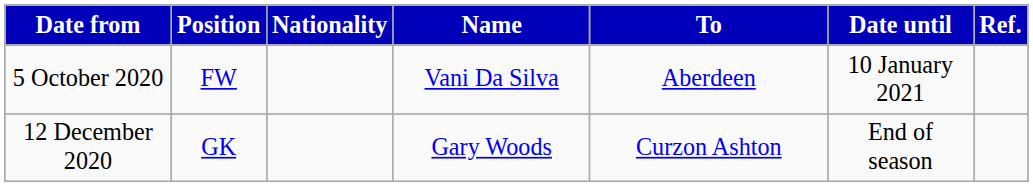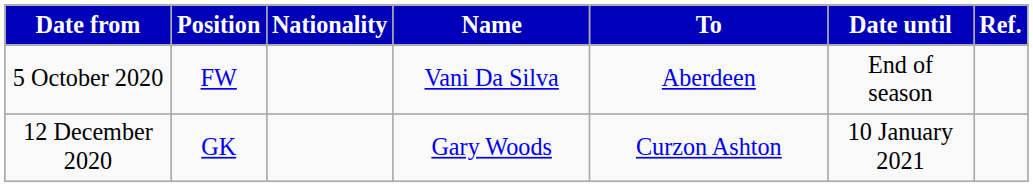(900, 79) 10 January 2021 -> (900, 79) End of season
(900, 147) End of season -> (900, 147) 10 January 2021
